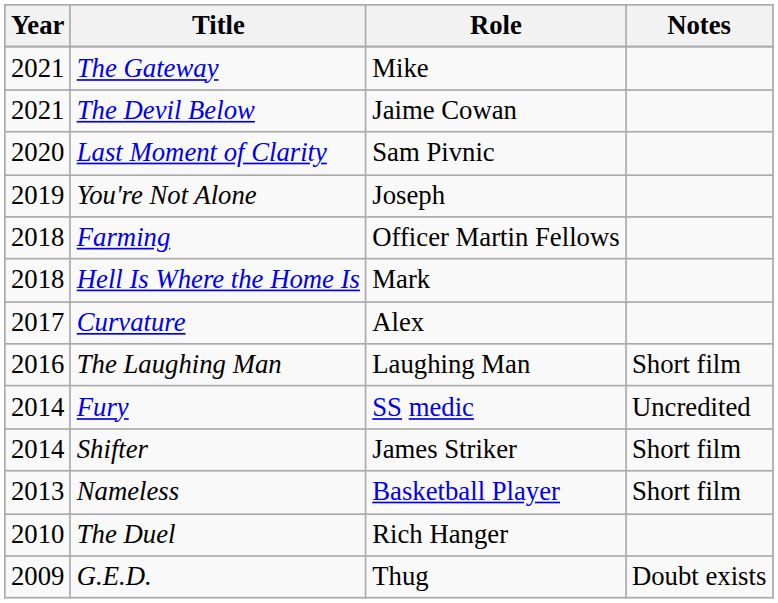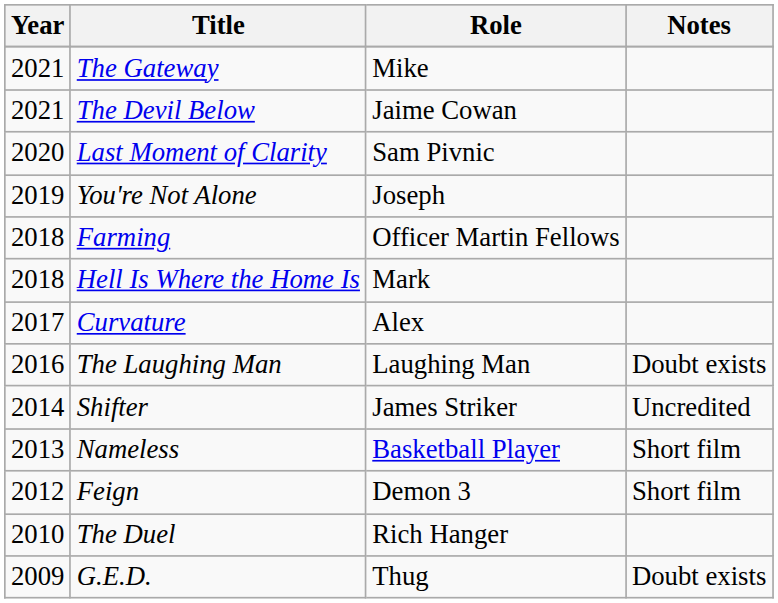(687, 364) Short film -> (699, 364) Doubt exists
- row: (103, 407)
(687, 449) Short film -> (691, 407) Uncredited
+ row: (108, 491)
